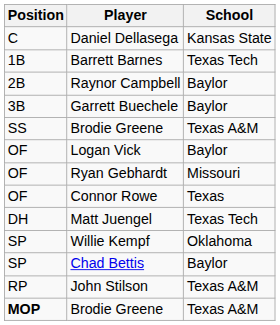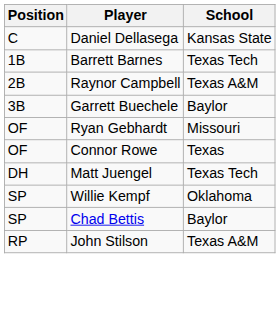(207, 83) Baylor -> (223, 83) Texas A&M
- row: (17, 128)
- row: (18, 151)
- row: (24, 309)
